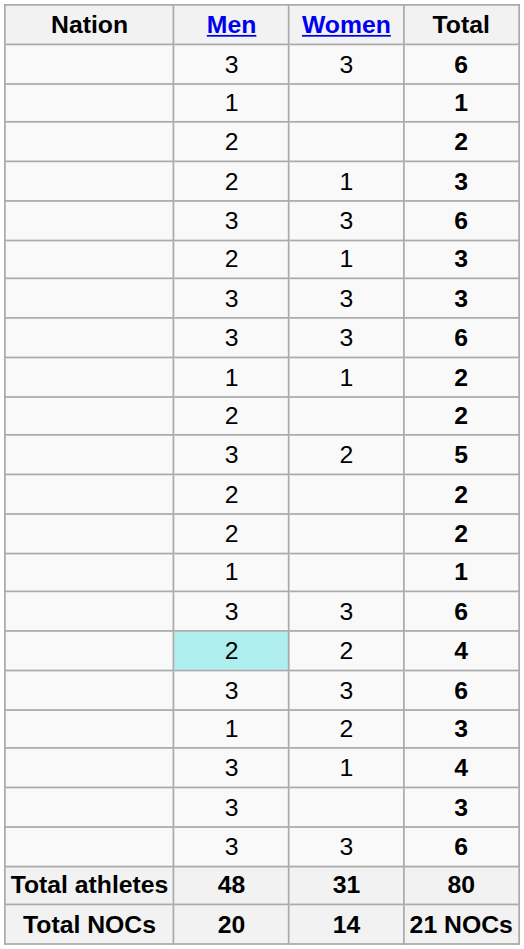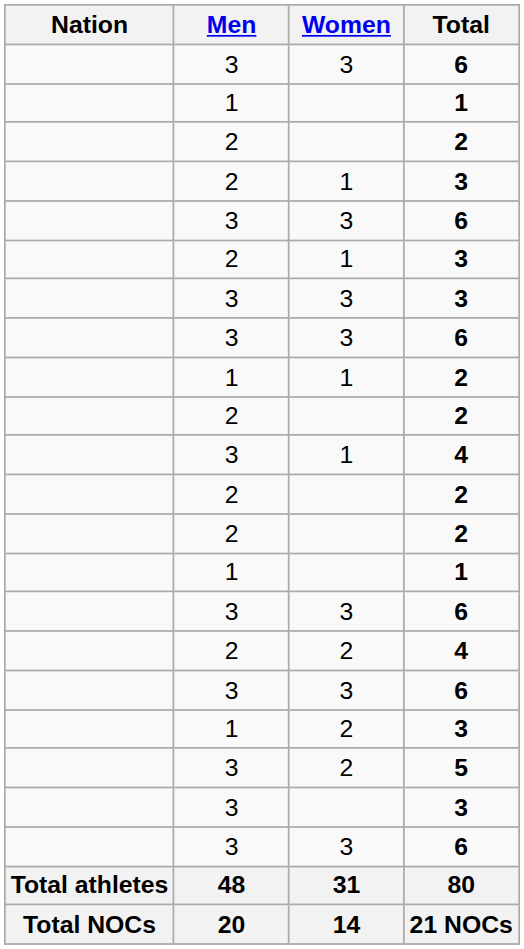rows swapped: (346, 768) <-> (346, 455)
(232, 651) paleturquoise background -> (232, 651) no background
